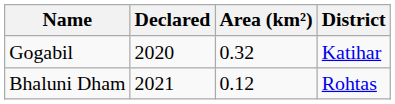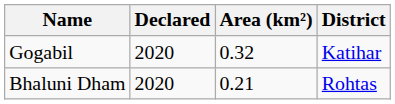(154, 83) 2021 -> (154, 83) 2020
(237, 83) 0.12 -> (237, 83) 0.21
